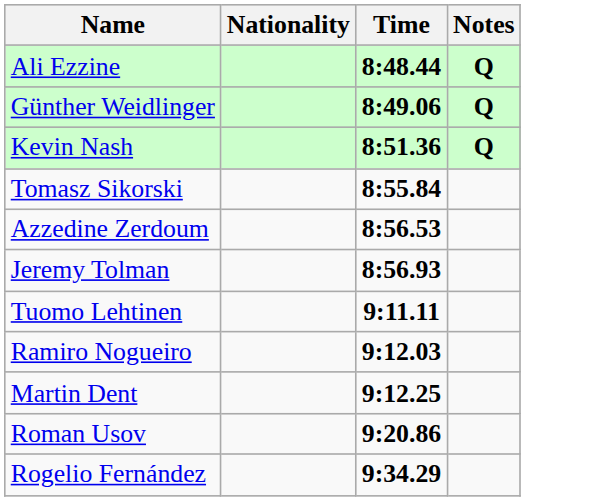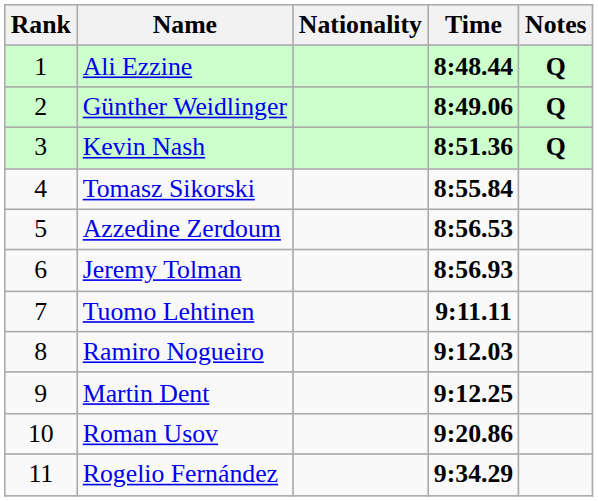+ column: (41, 24)
